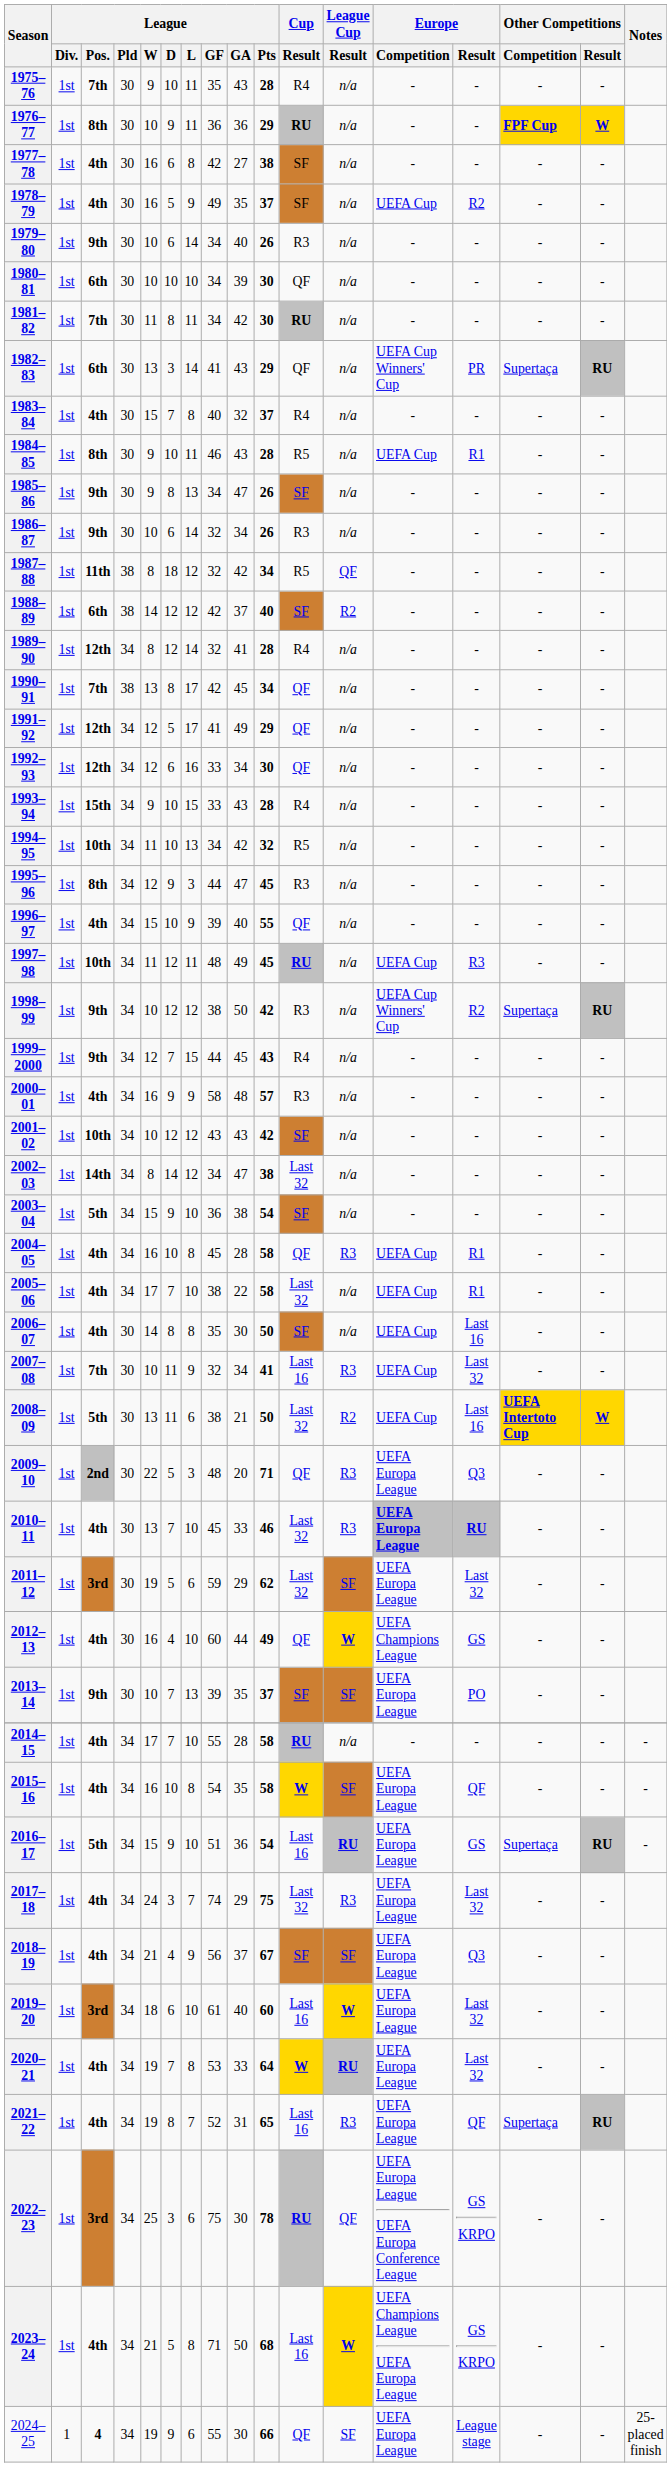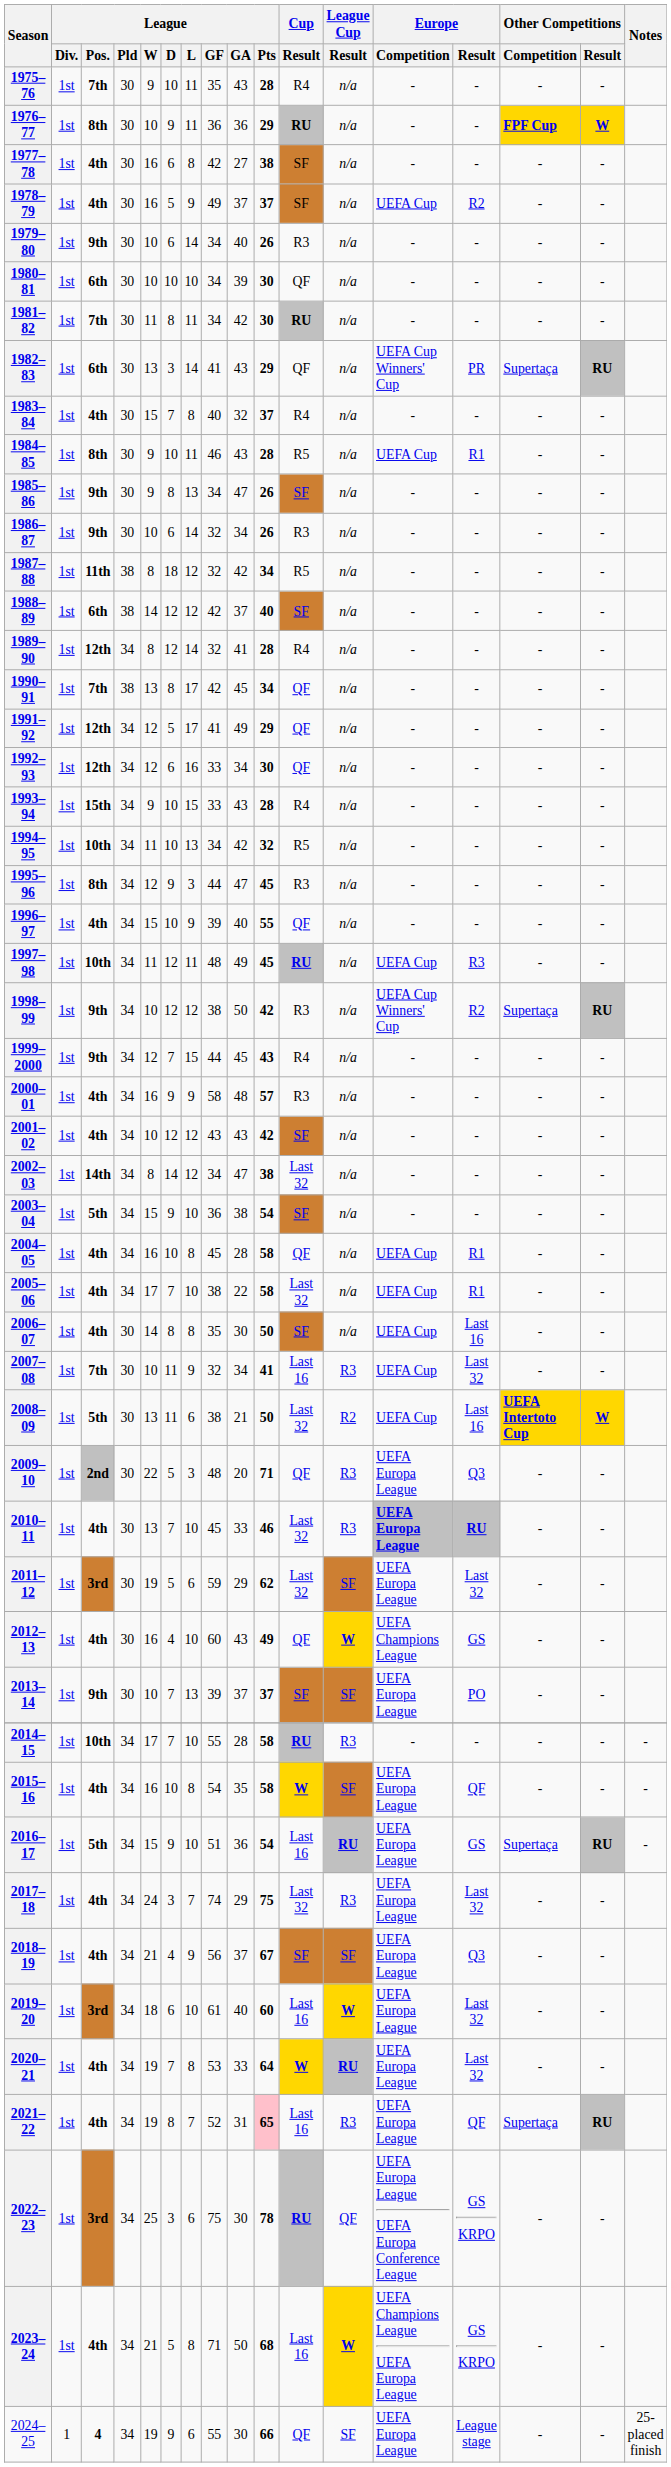(241, 203) 35 -> (241, 203) 37
(348, 572) QF -> (348, 572) n/a
(348, 611) R2 -> (348, 611) n/a
(98, 1136) 10th -> (98, 1136) 4th
(348, 1253) R3 -> (348, 1253) n/a
(241, 1639) 44 -> (241, 1639) 43
(241, 1695) 35 -> (241, 1695) 37
(98, 1742) 4th -> (98, 1742) 10th
(348, 1742) n/a -> (348, 1742) R3
(267, 2122) no background -> (267, 2122) pink background
